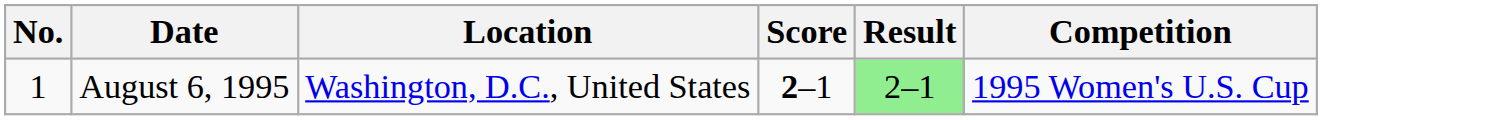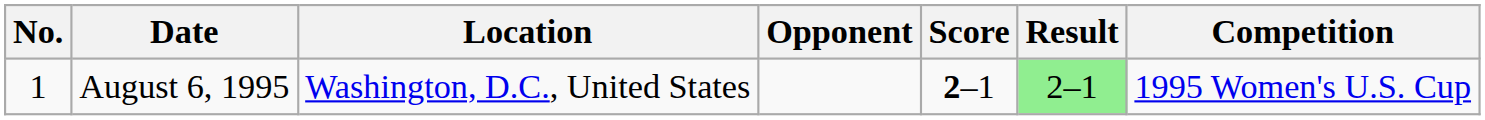+ column: (839, 31)
